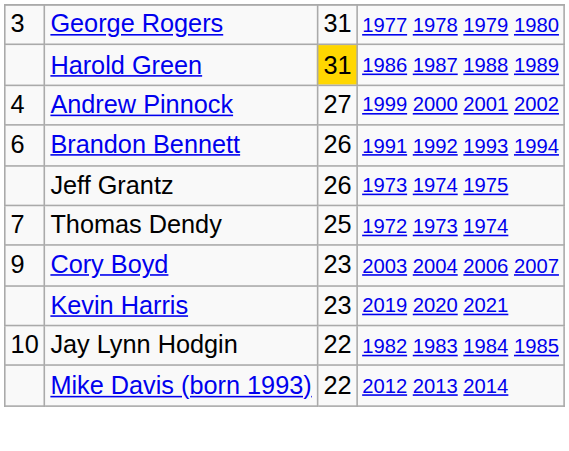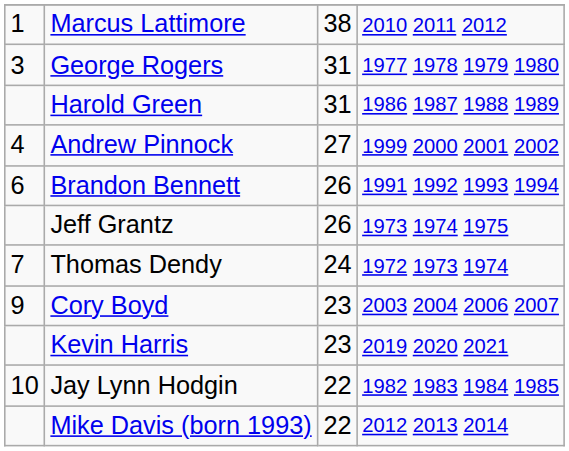+ row: (148, 24)
(337, 64) gold background -> (337, 104) no background
(337, 225) 25 -> (337, 265) 24
